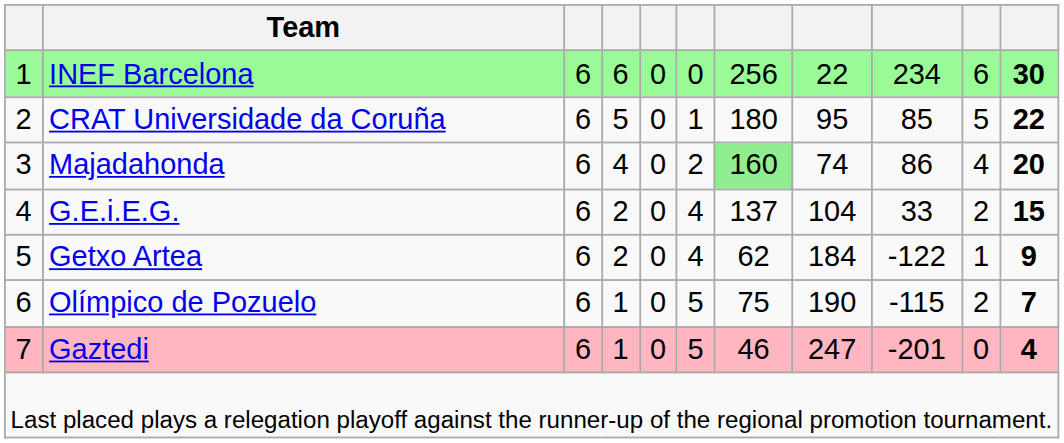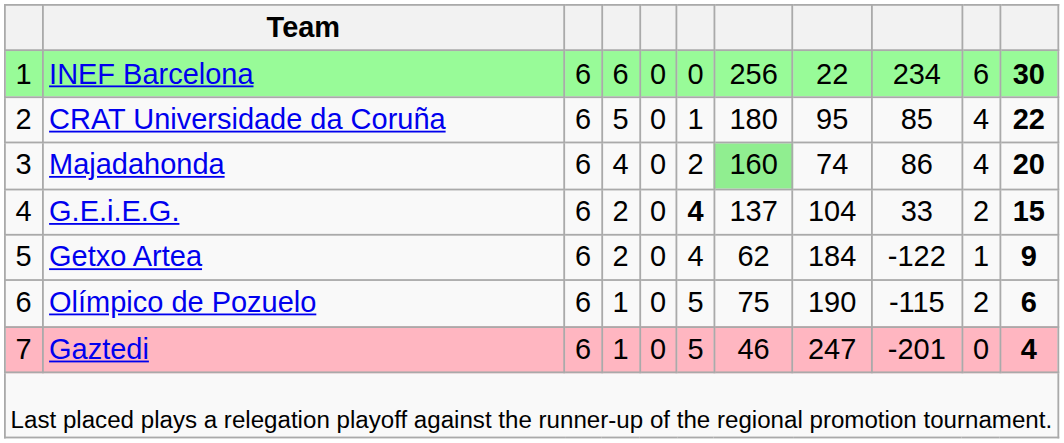(981, 119) 5 -> (981, 119) 4
(696, 211) normal -> (696, 211) bold
(1029, 303) 7 -> (1029, 303) 6
